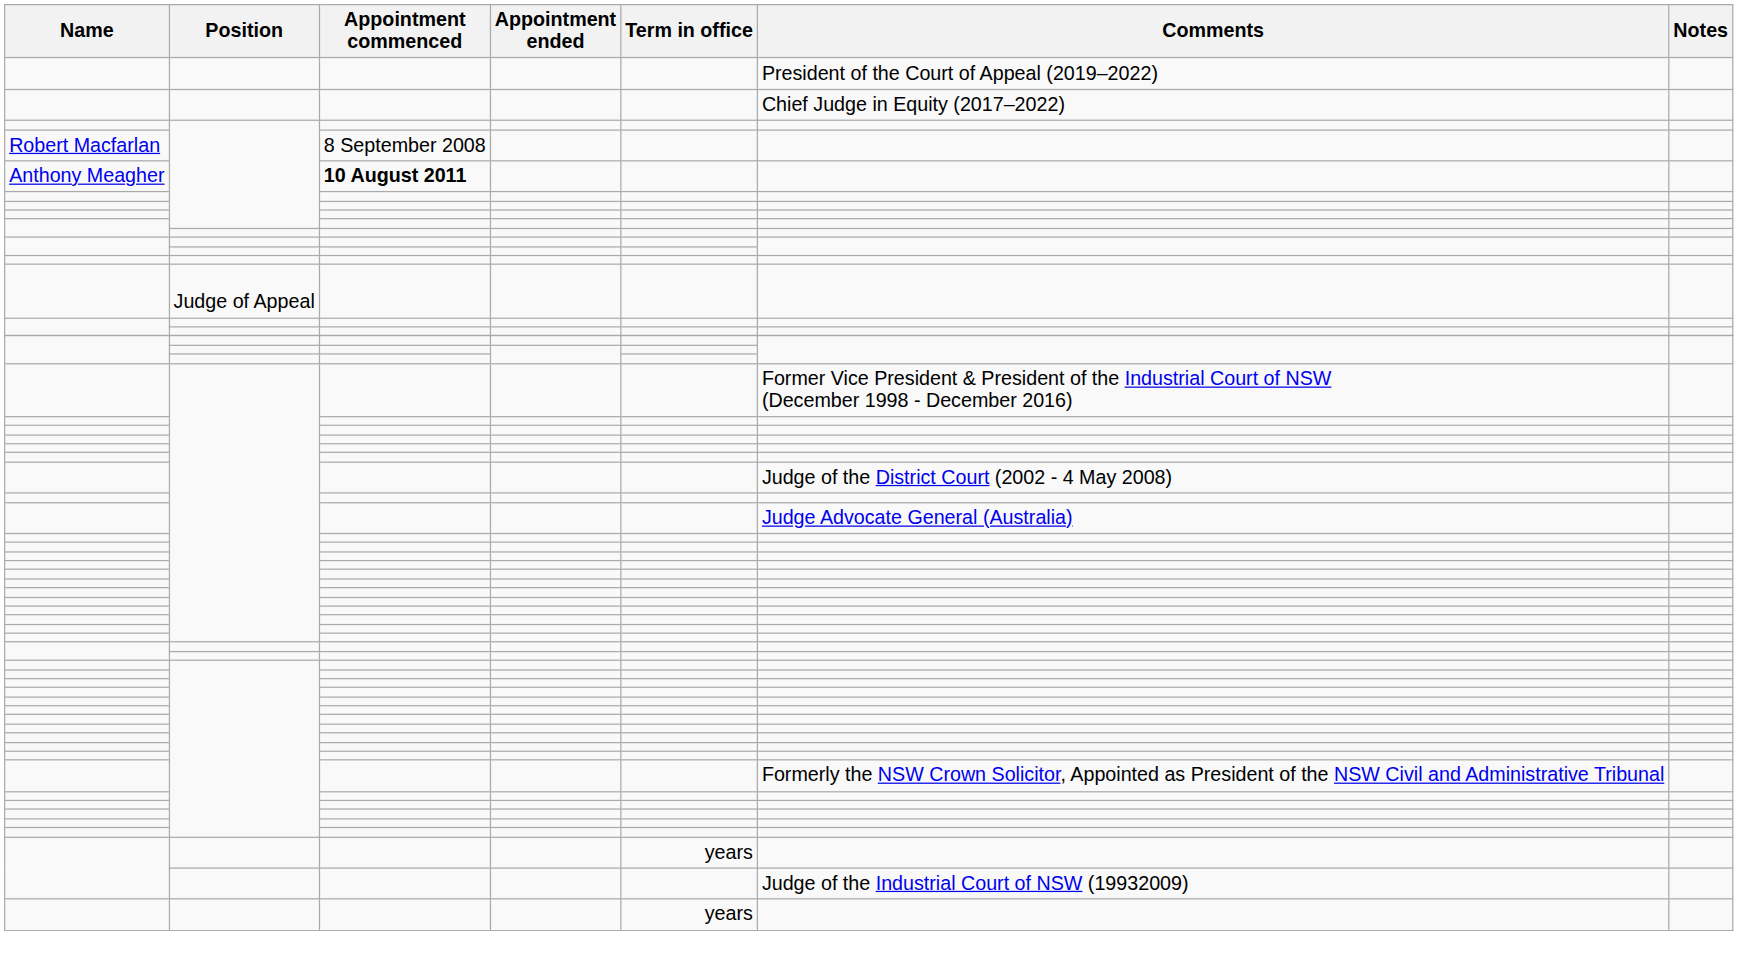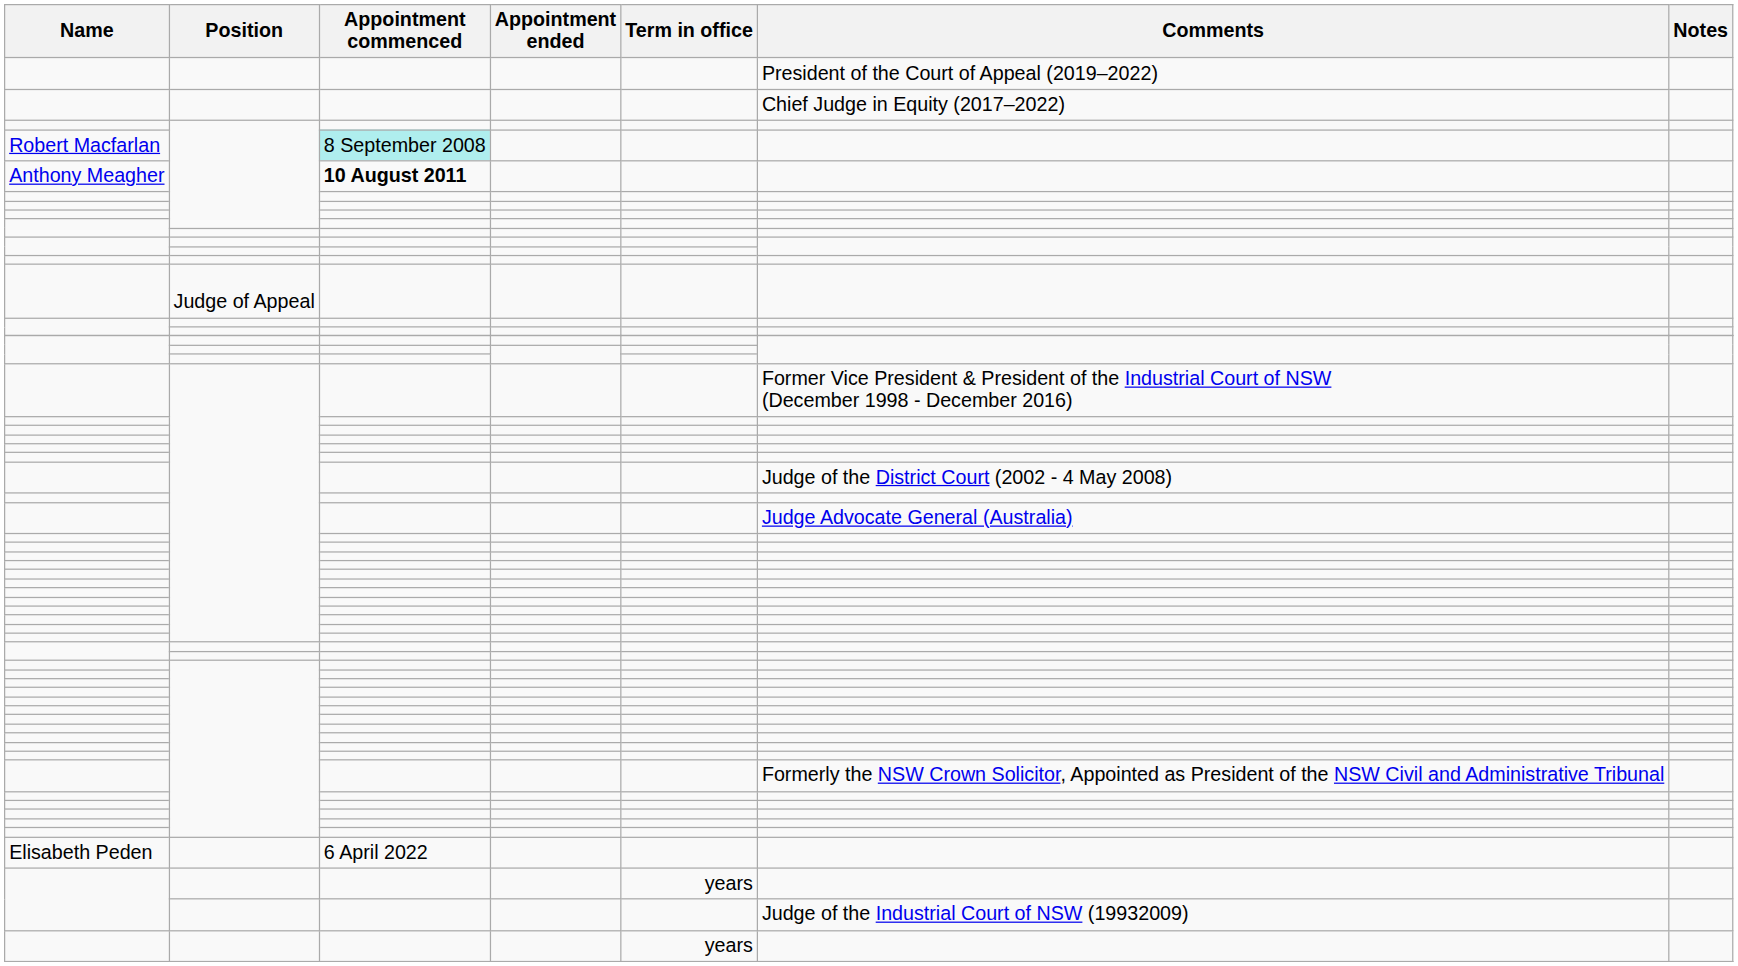(405, 144) no background -> (405, 144) paleturquoise background
+ row: (81, 852)
